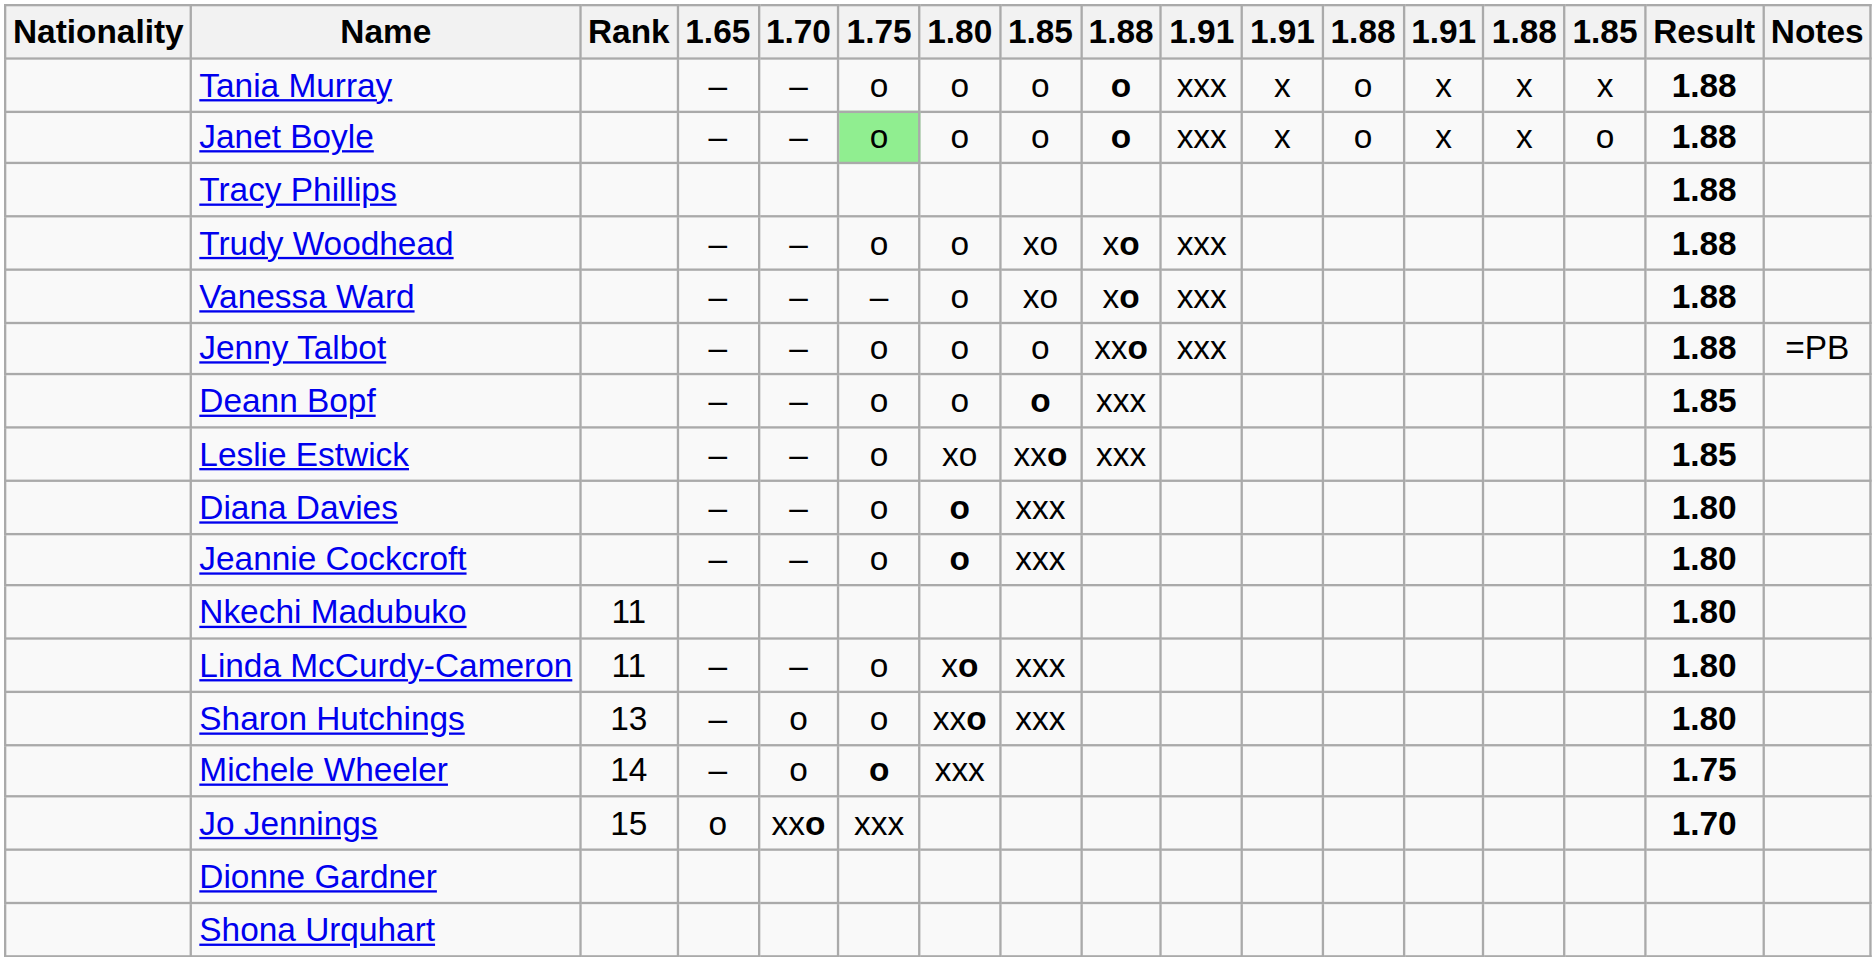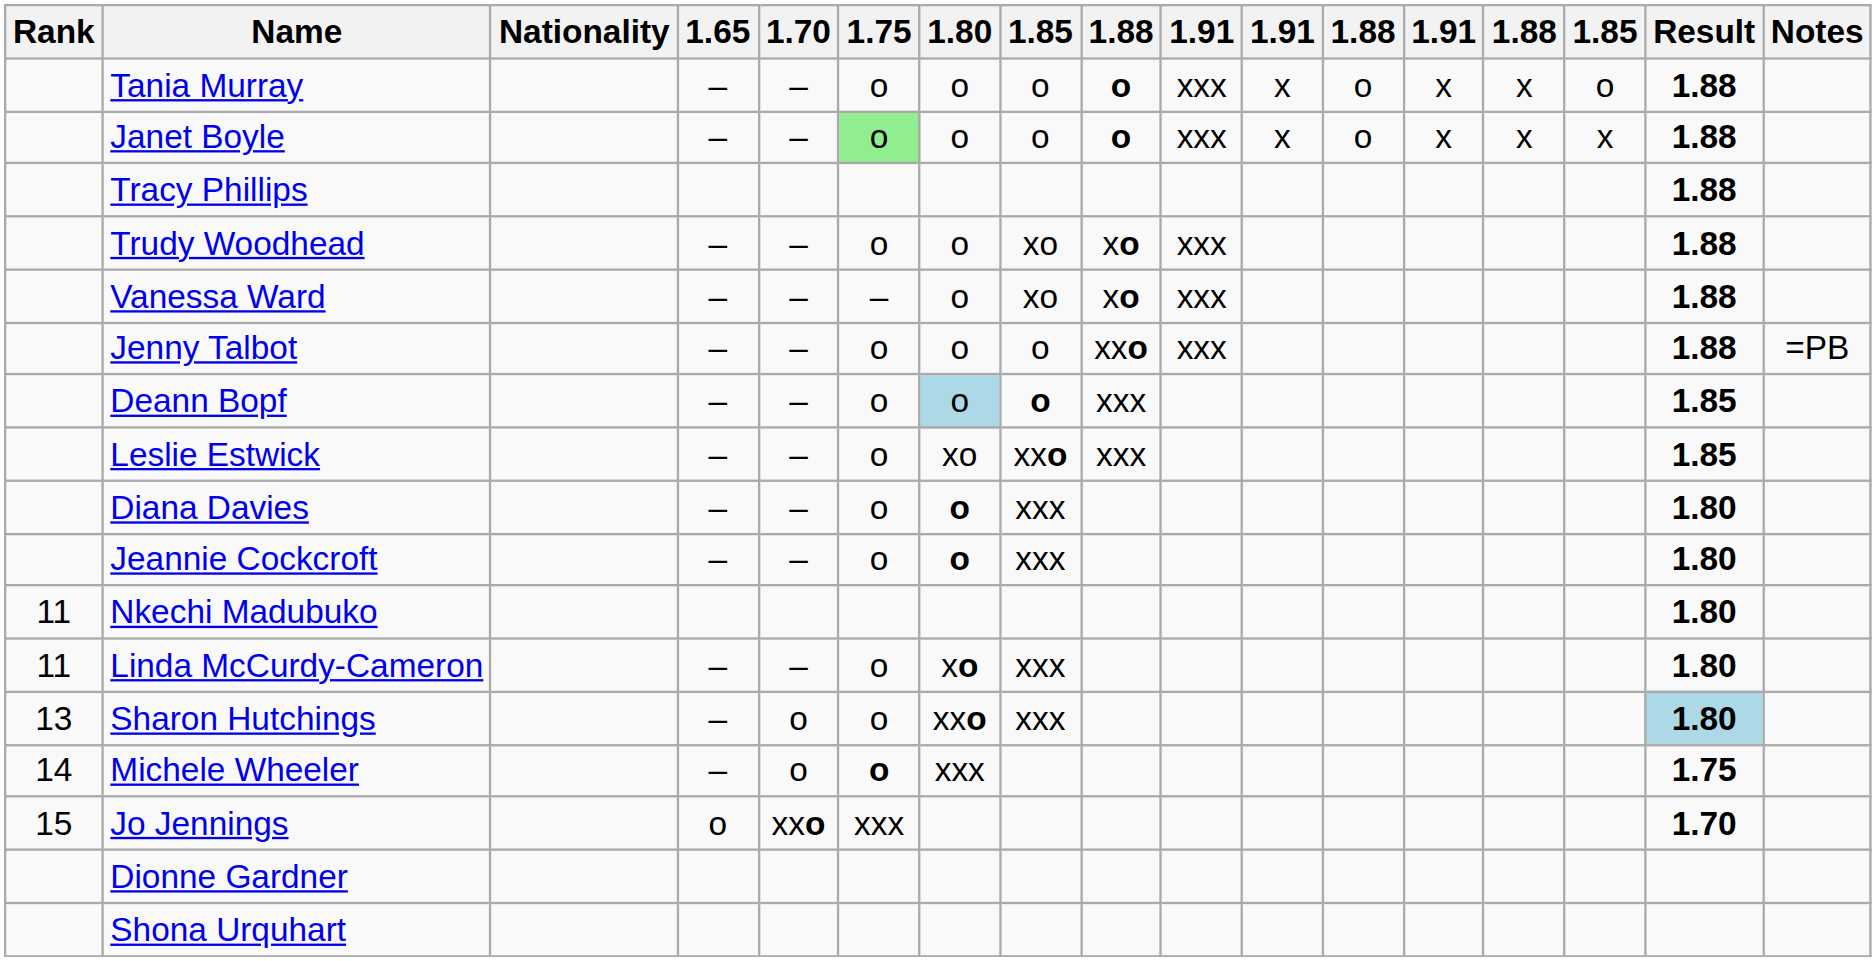columns swapped: (629, 32) <-> (98, 32)
(1605, 85) x -> (1605, 85) o
(1605, 138) o -> (1605, 138) x
(960, 401) no background -> (960, 401) lightblue background
(1704, 718) no background -> (1704, 718) lightblue background
